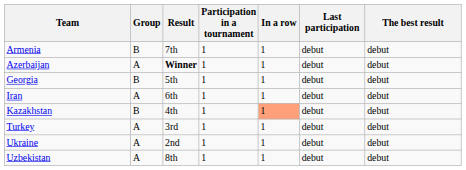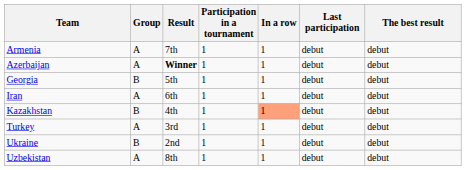(136, 49) B -> (137, 49) A
(137, 142) A -> (136, 142) B
